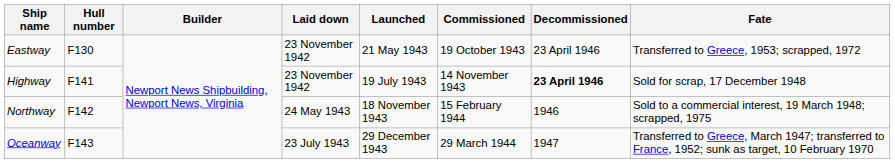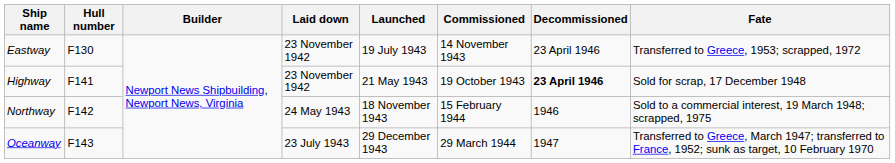(395, 50) 21 May 1943 -> (394, 50) 19 July 1943
(482, 50) 19 October 1943 -> (474, 50) 14 November 1943
(394, 81) 19 July 1943 -> (395, 81) 21 May 1943
(474, 81) 14 November 1943 -> (482, 81) 19 October 1943
